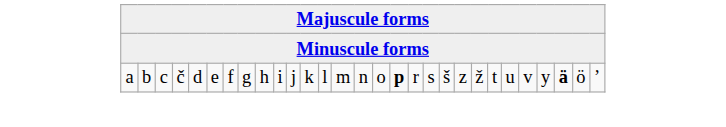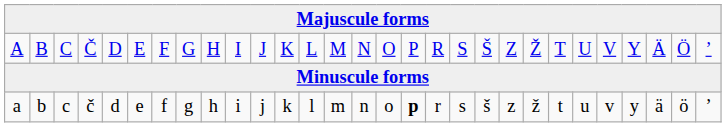+ row: (17, 48)
(563, 77) bold -> (659, 106) normal
